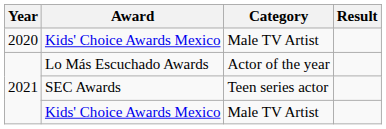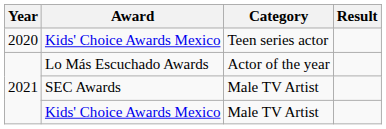(273, 40) Male TV Artist -> (278, 40) Teen series actor
(278, 87) Teen series actor -> (273, 87) Male TV Artist
